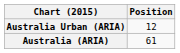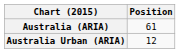rows swapped: (66, 41) <-> (66, 26)
